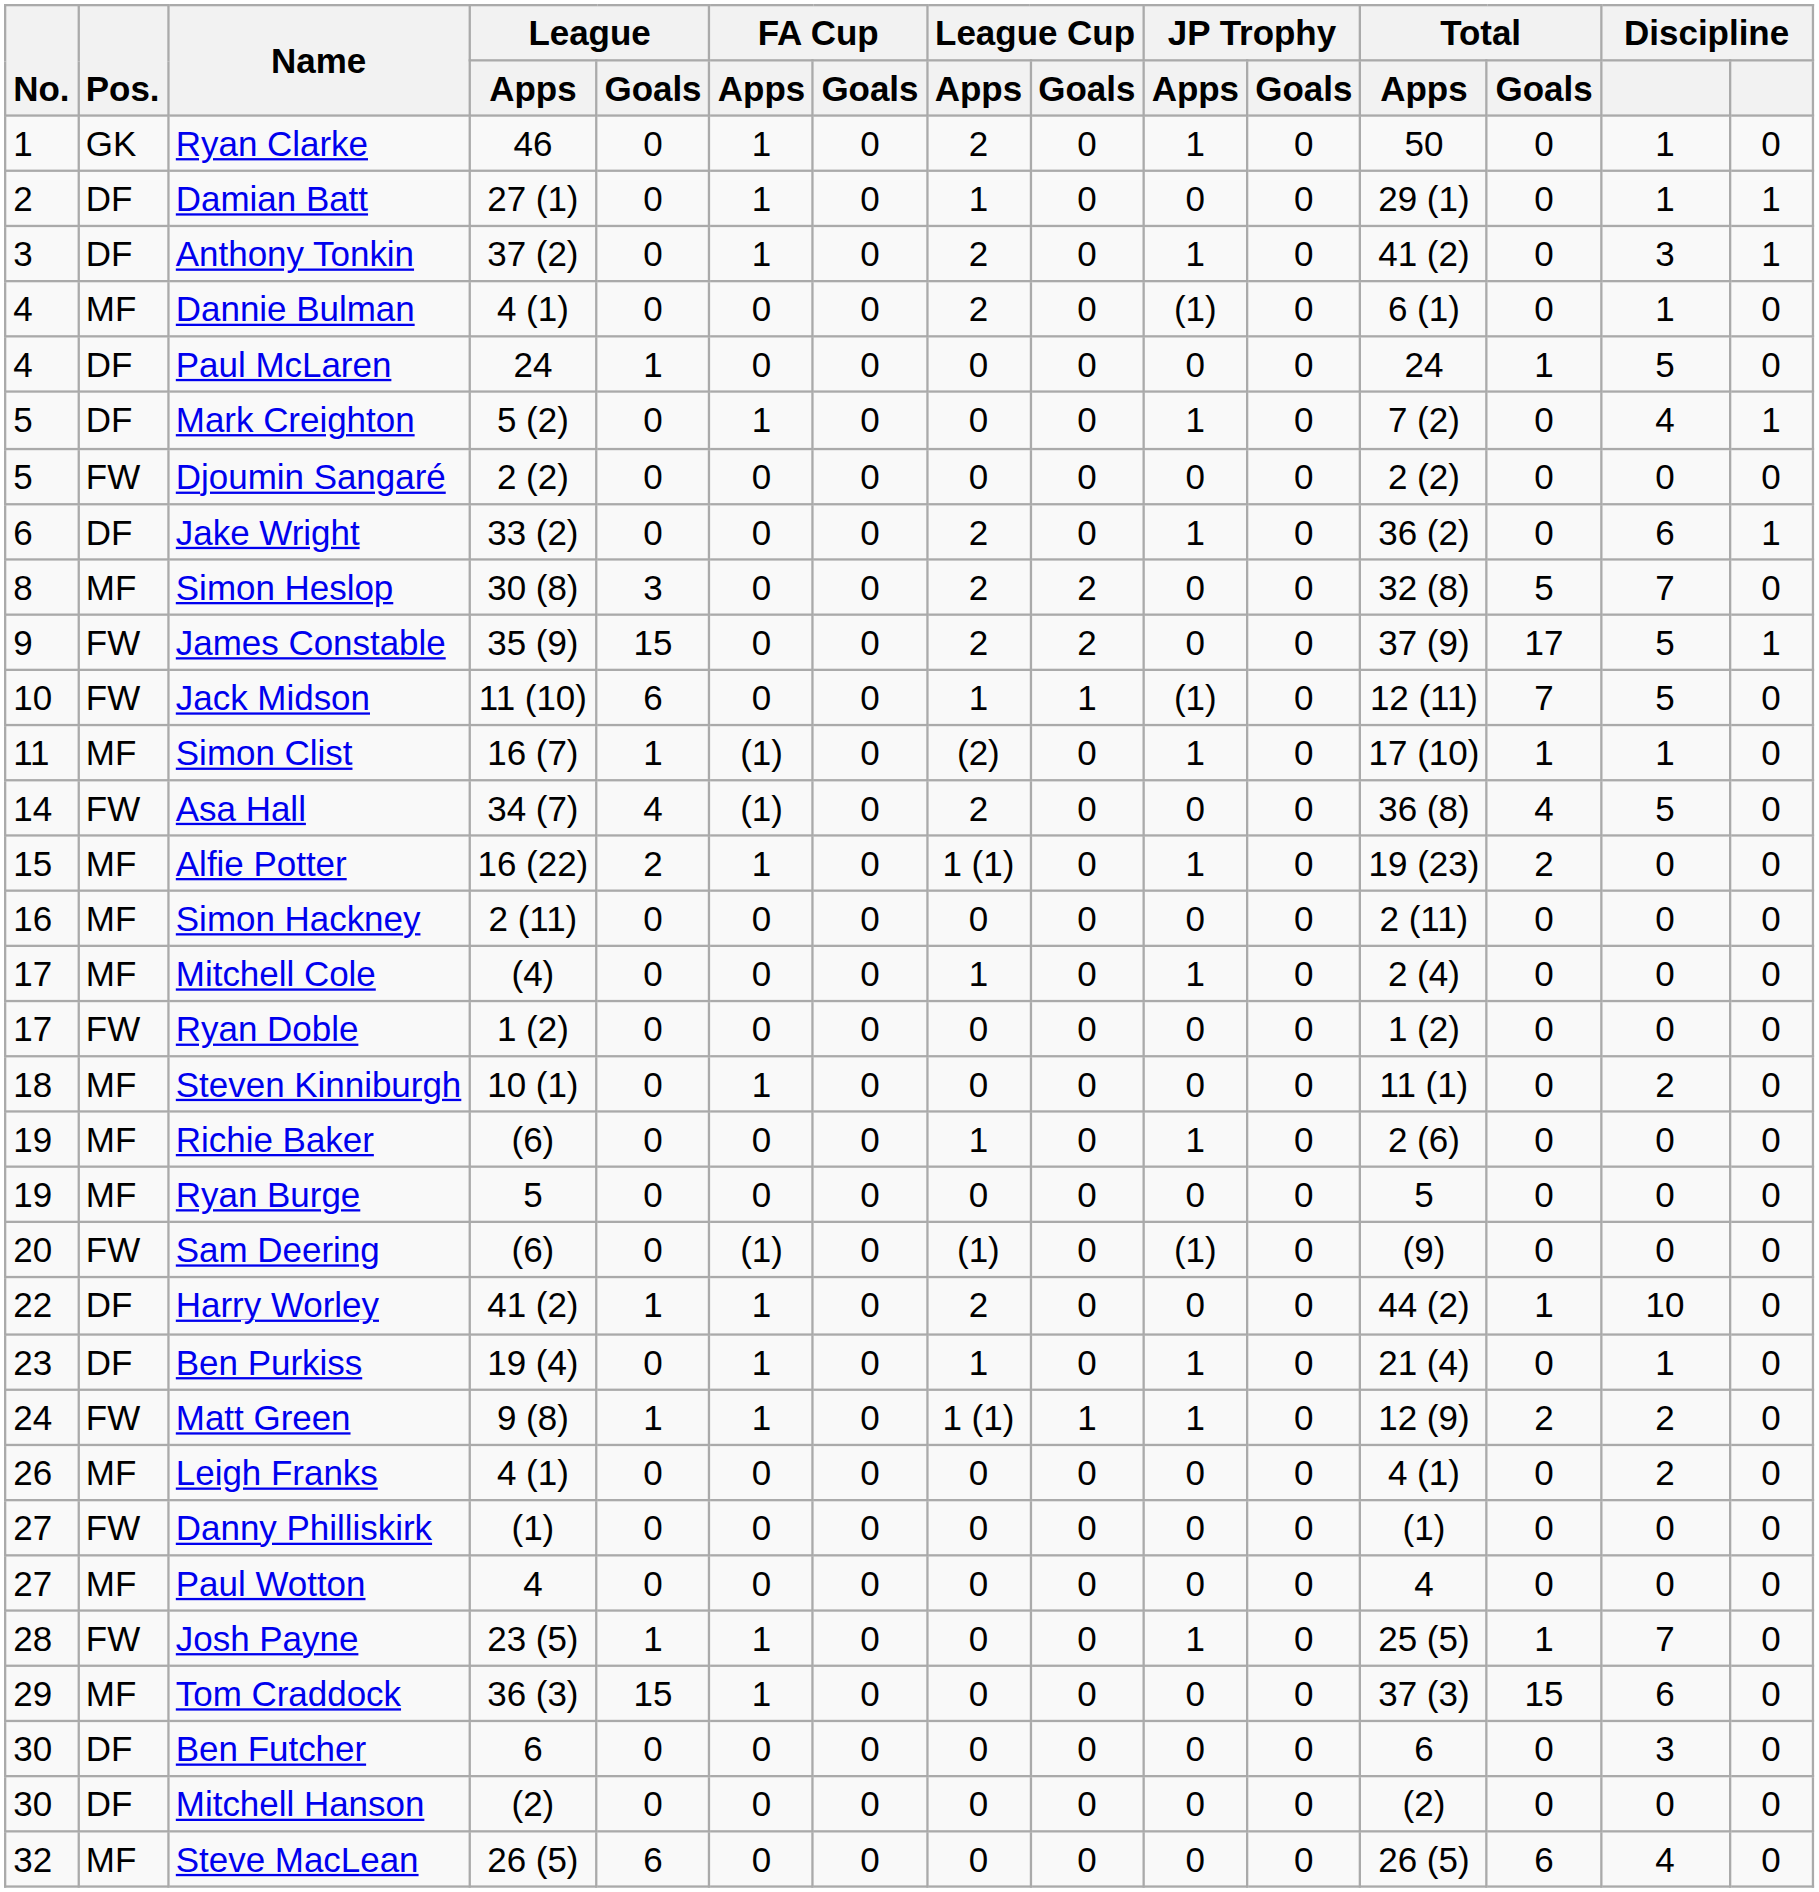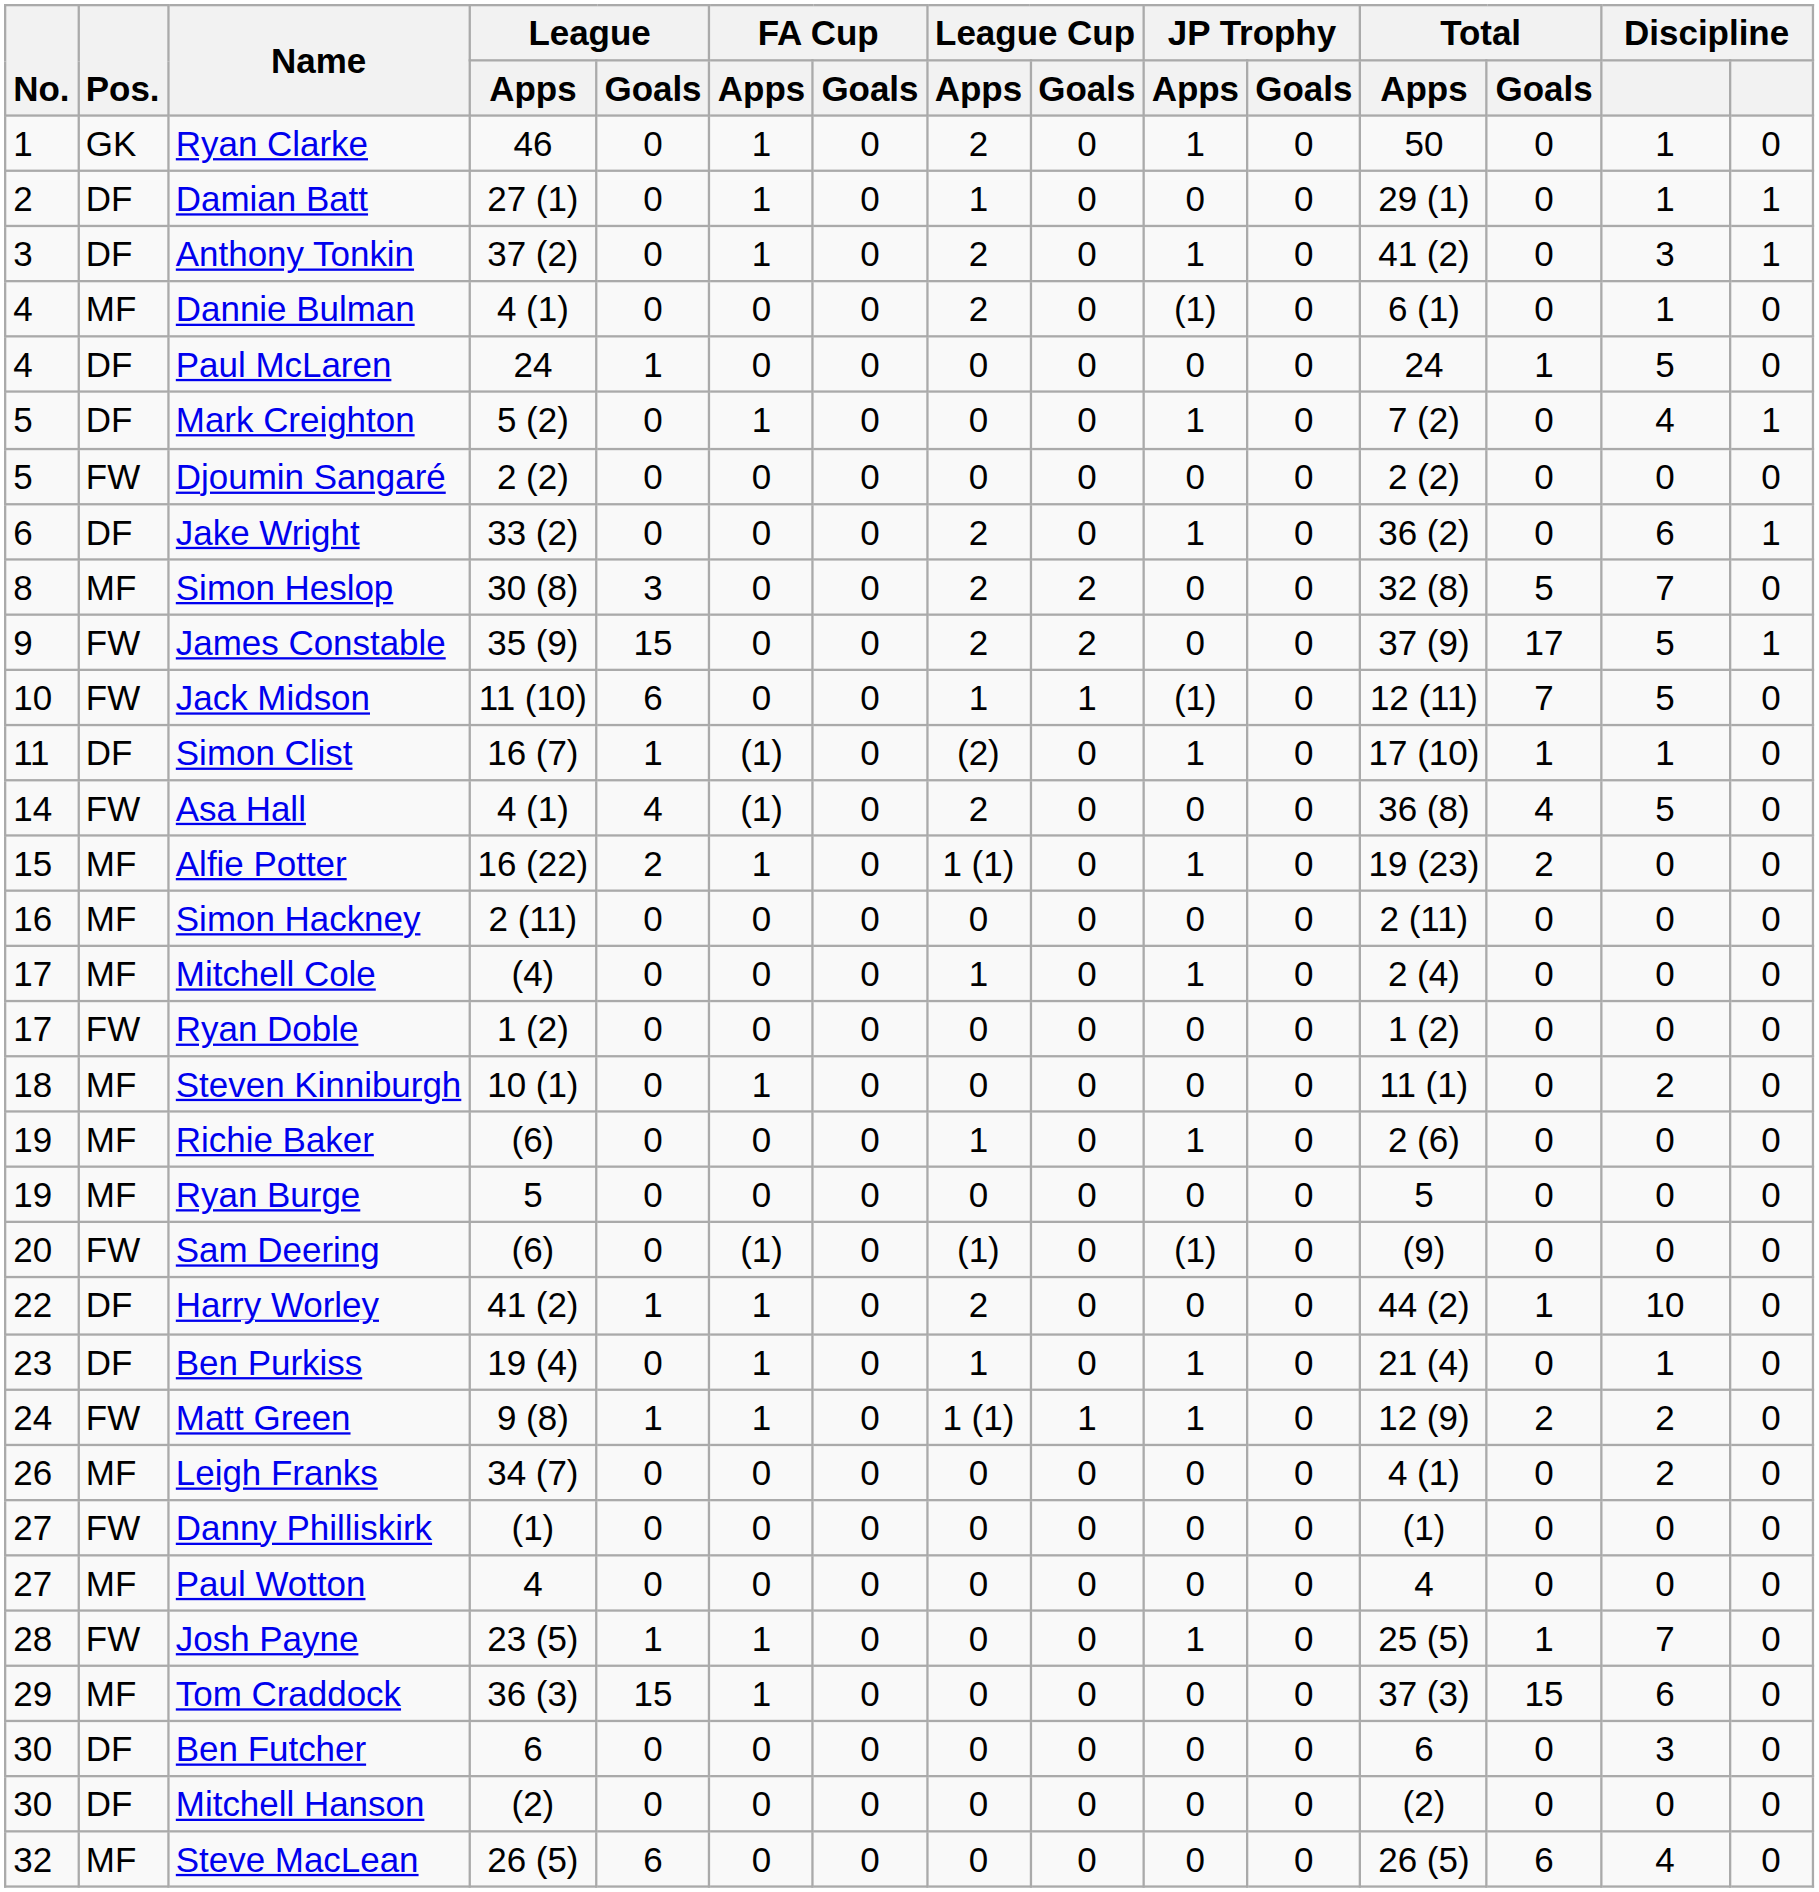(111, 752) MF -> (109, 752) DF
(533, 808) 34 (7) -> (533, 808) 4 (1)
(533, 1472) 4 (1) -> (533, 1472) 34 (7)
